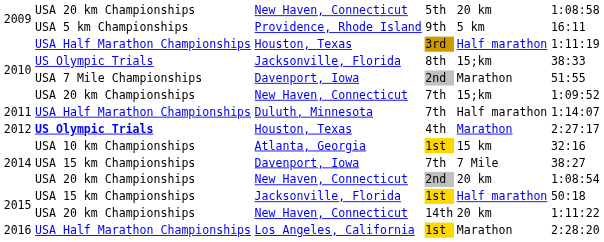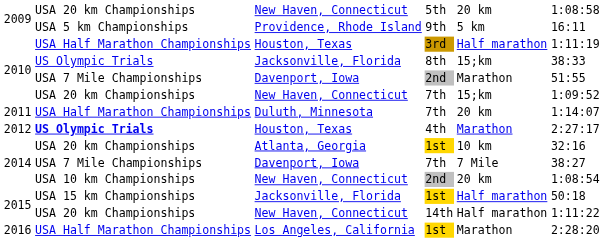(502, 112) Half marathon -> (474, 112) 20 km
(115, 146) USA 10 km Championships -> (115, 146) USA 20 km Championships
(474, 146) 15 km -> (474, 146) 10 km
(115, 163) USA 15 km Championships -> (119, 163) USA 7 Mile Championships
(115, 179) USA 20 km Championships -> (115, 179) USA 10 km Championships
(474, 213) 20 km -> (502, 213) Half marathon
